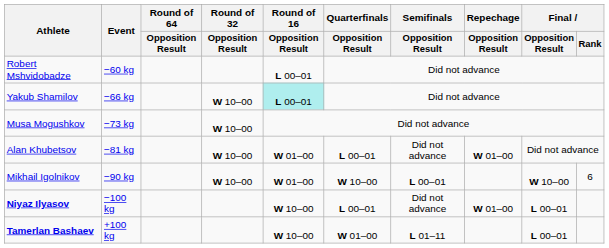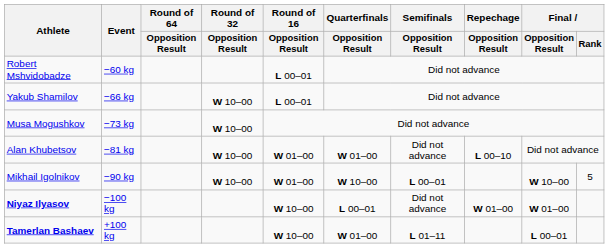(294, 102) paleturquoise background -> (294, 102) no background
(357, 156) L 00–01 -> (357, 156) W 01–00
(493, 156) W 01–00 -> (493, 156) L 00–10
(590, 177) 6 -> (590, 177) 5
(549, 209) L 00–01 -> (549, 209) W 01–00
